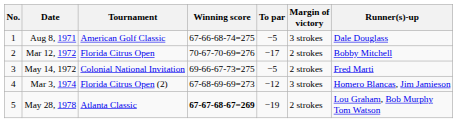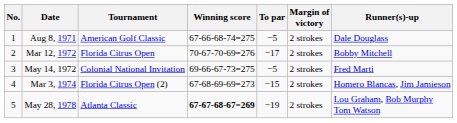(306, 38) 3 strokes -> (306, 38) 2 strokes
(272, 84) −12 -> (272, 84) −15
(306, 84) 3 strokes -> (306, 84) 2 strokes
